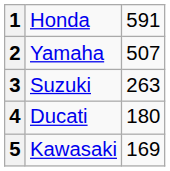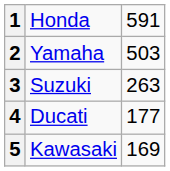(143, 52) 507 -> (143, 52) 503
(143, 117) 180 -> (143, 117) 177
